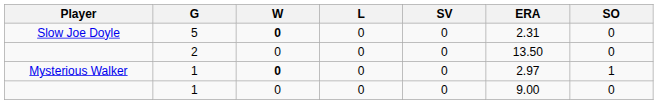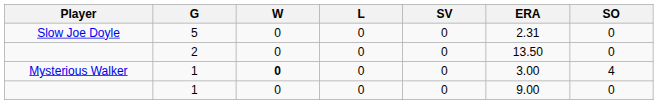(278, 33) bold -> (278, 33) normal
(528, 71) 2.97 -> (528, 71) 3.00
(611, 71) 1 -> (611, 71) 4
